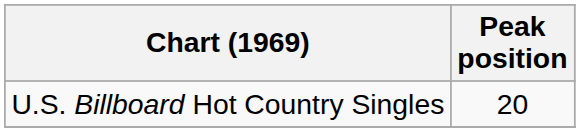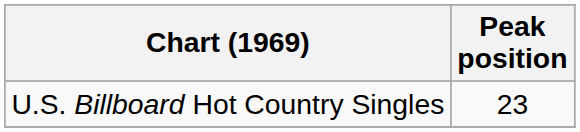(512, 103) 20 -> (512, 103) 23
